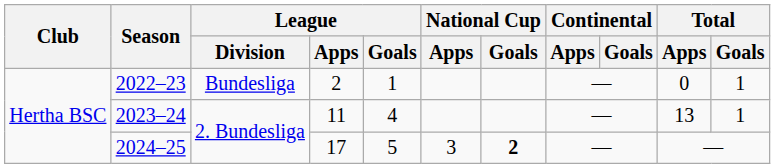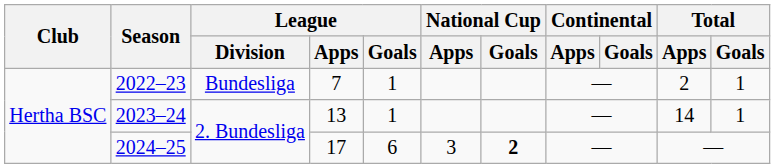(336, 83) 2 -> (336, 83) 7
(684, 83) 0 -> (684, 83) 2
(336, 115) 11 -> (336, 115) 13
(392, 115) 4 -> (392, 115) 1
(684, 115) 13 -> (684, 115) 14
(392, 147) 5 -> (392, 147) 6
